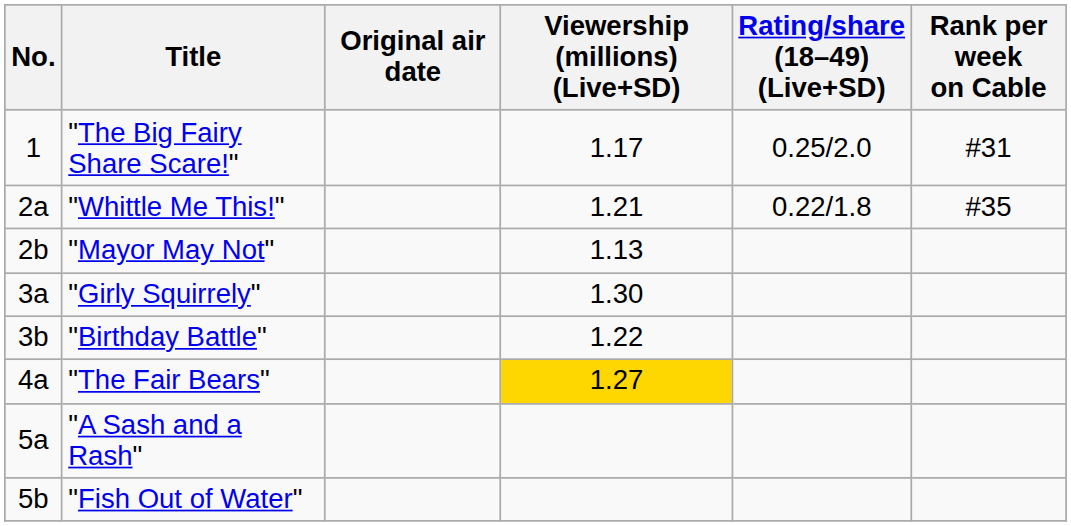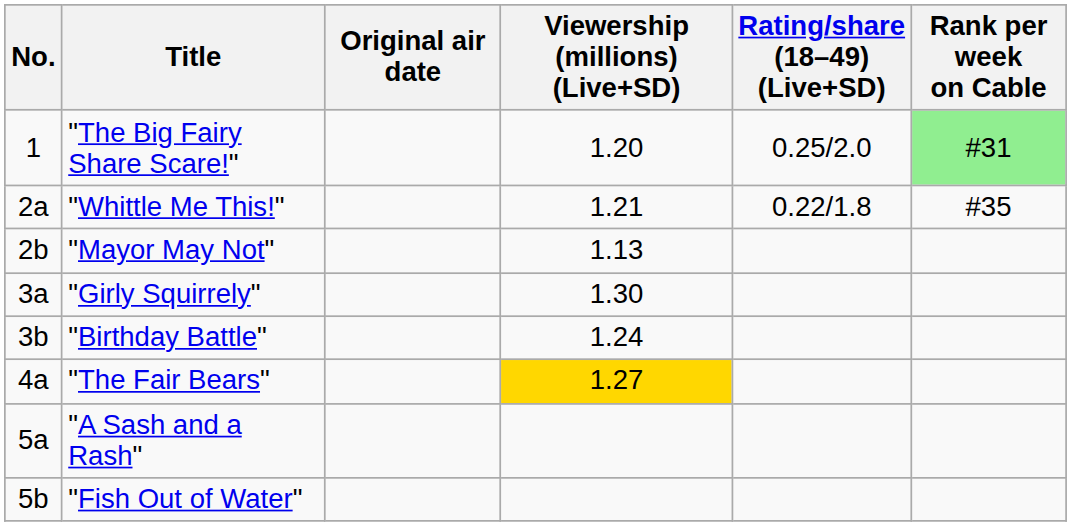(617, 147) 1.17 -> (617, 147) 1.20
(989, 147) no background -> (989, 147) lightgreen background
(617, 337) 1.22 -> (617, 337) 1.24
